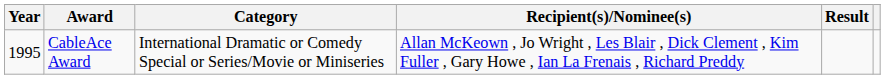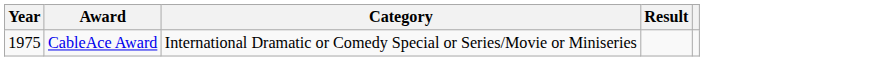- column: (609, 17)
(24, 52) 1995 -> (24, 42) 1975
